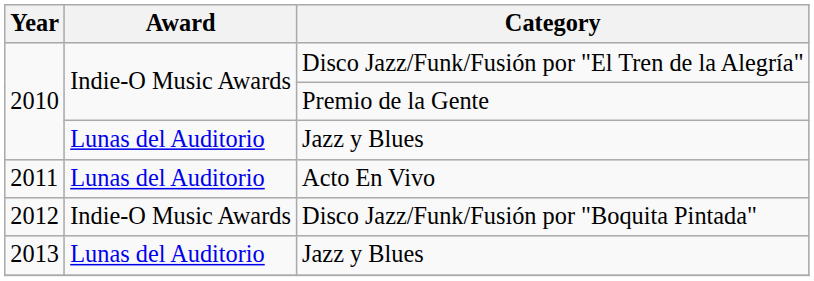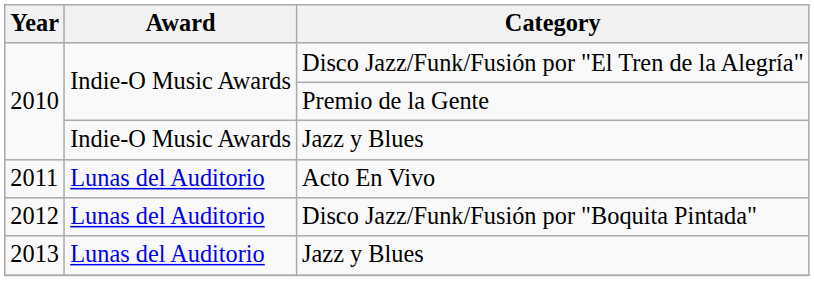(167, 139) Lunas del Auditorio -> (181, 139) Indie-O Music Awards
(181, 216) Indie-O Music Awards -> (167, 216) Lunas del Auditorio
